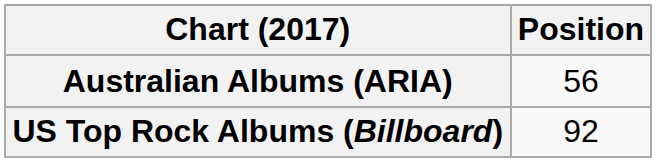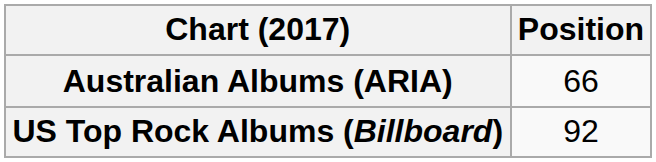(581, 80) 56 -> (581, 80) 66
